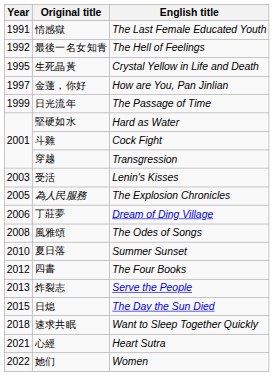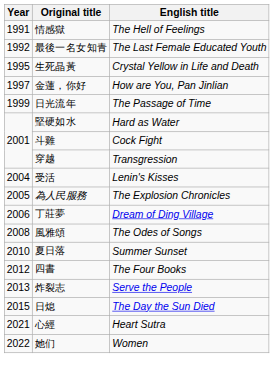(189, 30) The Last Female Educated Youth -> (158, 30) The Hell of Feelings
(158, 48) The Hell of Feelings -> (189, 48) The Last Female Educated Youth
(18, 177) 2003 -> (18, 177) 2004
- row: (55, 324)
